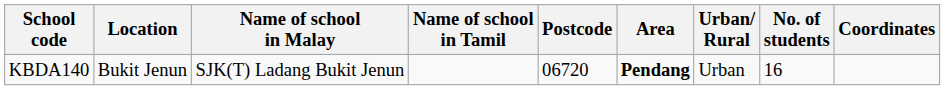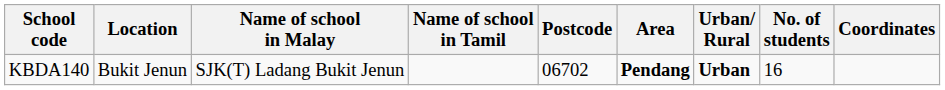(565, 69) 06720 -> (565, 69) 06702
(722, 69) normal -> (724, 69) bold
